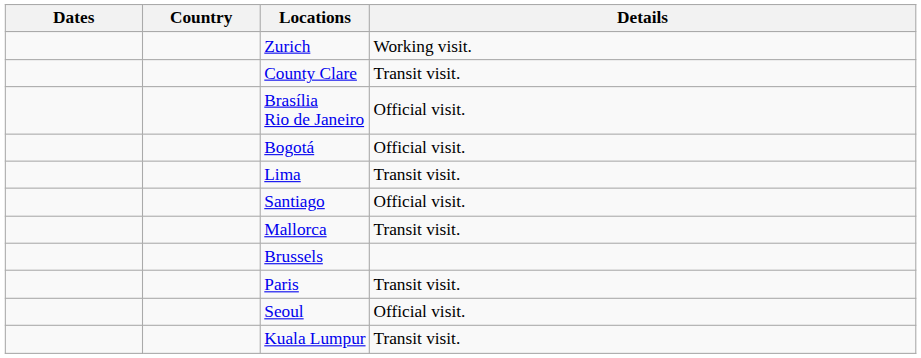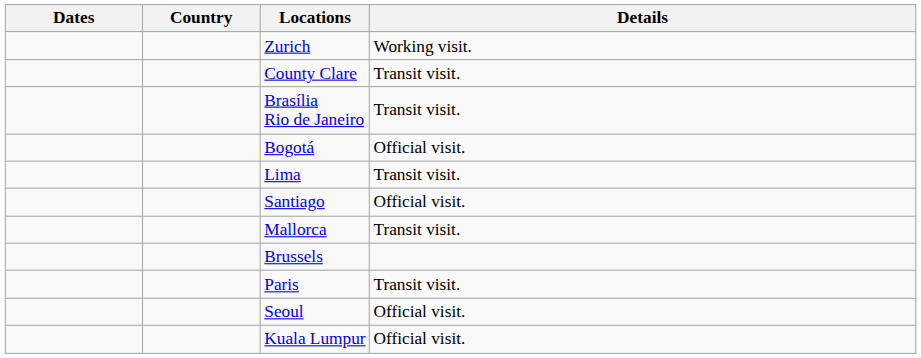(419, 110) Official visit. -> (417, 110) Transit visit.
(417, 339) Transit visit. -> (419, 339) Official visit.
